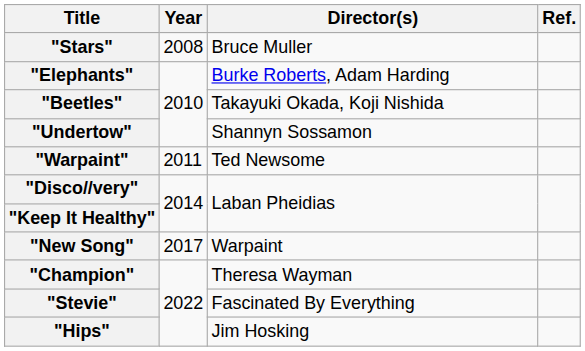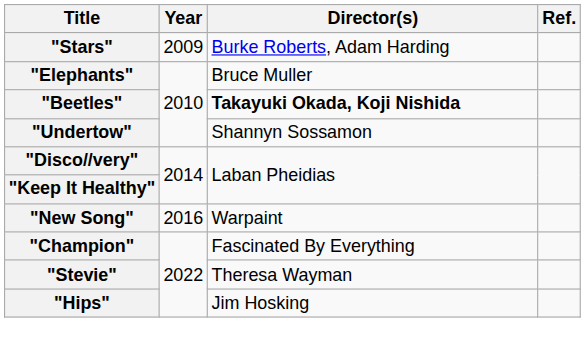(183, 47) 2008 -> (183, 47) 2009
(262, 47) Bruce Muller -> (331, 47) Burke Roberts, Adam Harding
(331, 75) Burke Roberts, Adam Harding -> (262, 75) Bruce Muller
(328, 103) normal -> (336, 103) bold
- row: (82, 160)
(183, 246) 2017 -> (183, 217) 2016
(282, 274) Theresa Wayman -> (313, 246) Fascinated By Everything
(313, 302) Fascinated By Everything -> (282, 274) Theresa Wayman
